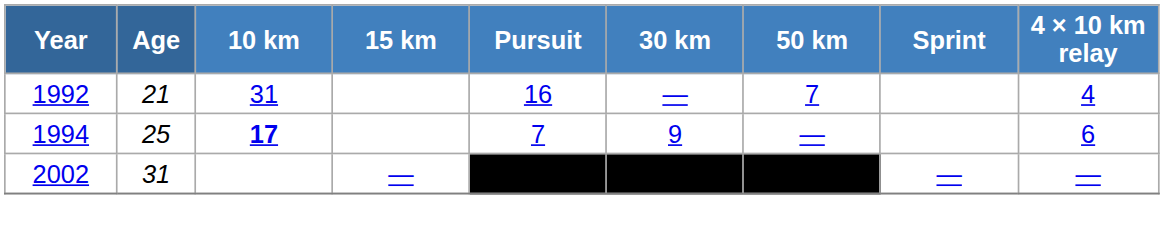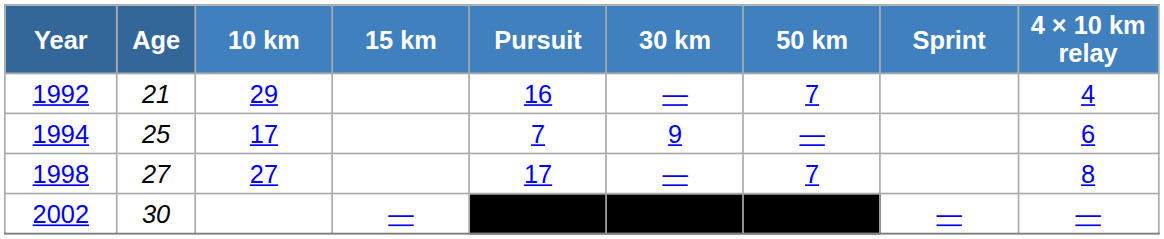(264, 94) 31 -> (264, 94) 29
(264, 134) bold -> (264, 134) normal
+ row: (61, 174)
(156, 174) 31 -> (156, 214) 30
